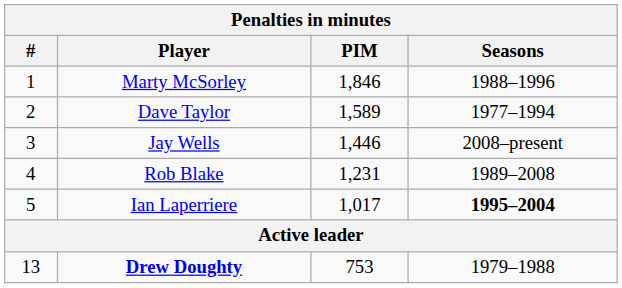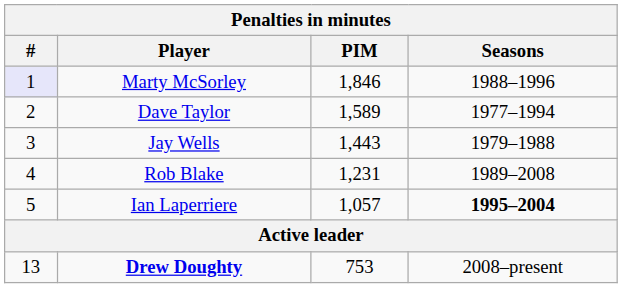(31, 81) no background -> (31, 81) lavender background
(360, 143) 1,446 -> (360, 143) 1,443
(513, 143) 2008–present -> (513, 143) 1979–1988
(360, 205) 1,017 -> (360, 205) 1,057
(513, 266) 1979–1988 -> (513, 266) 2008–present
